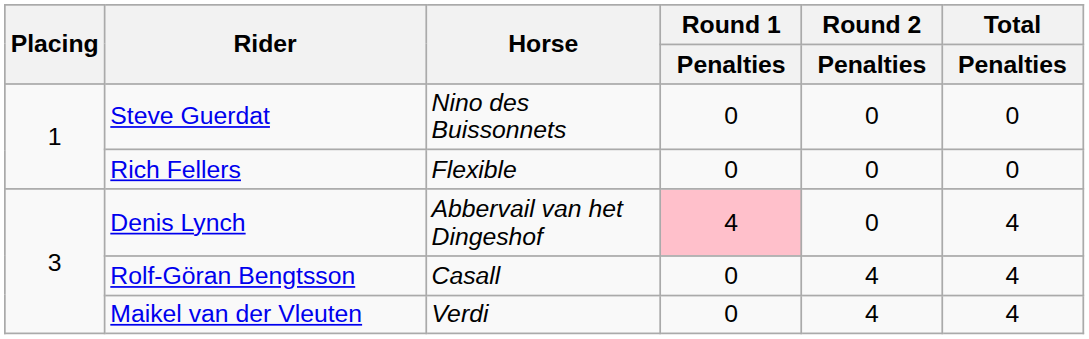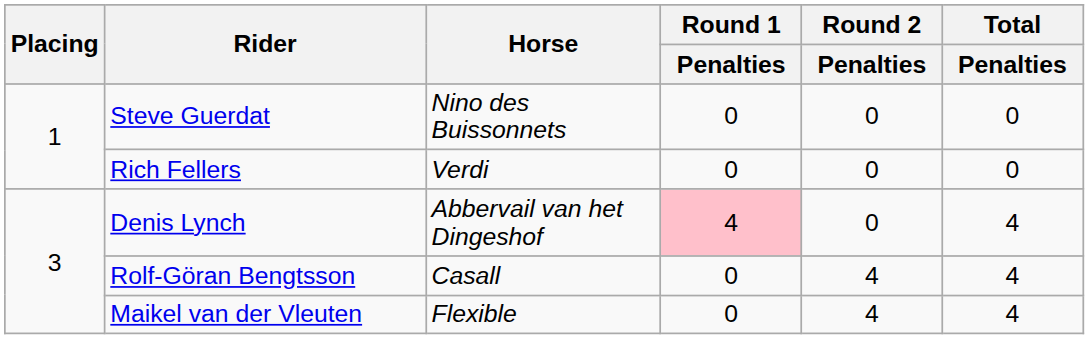(474, 170) Flexible -> (460, 170) Verdi
(460, 315) Verdi -> (474, 315) Flexible
